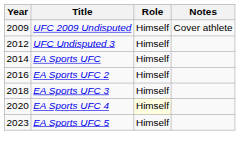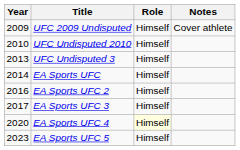+ row: (82, 43)
(18, 43) 2012 -> (18, 59) 2013
(18, 91) 2018 -> (18, 106) 2017
